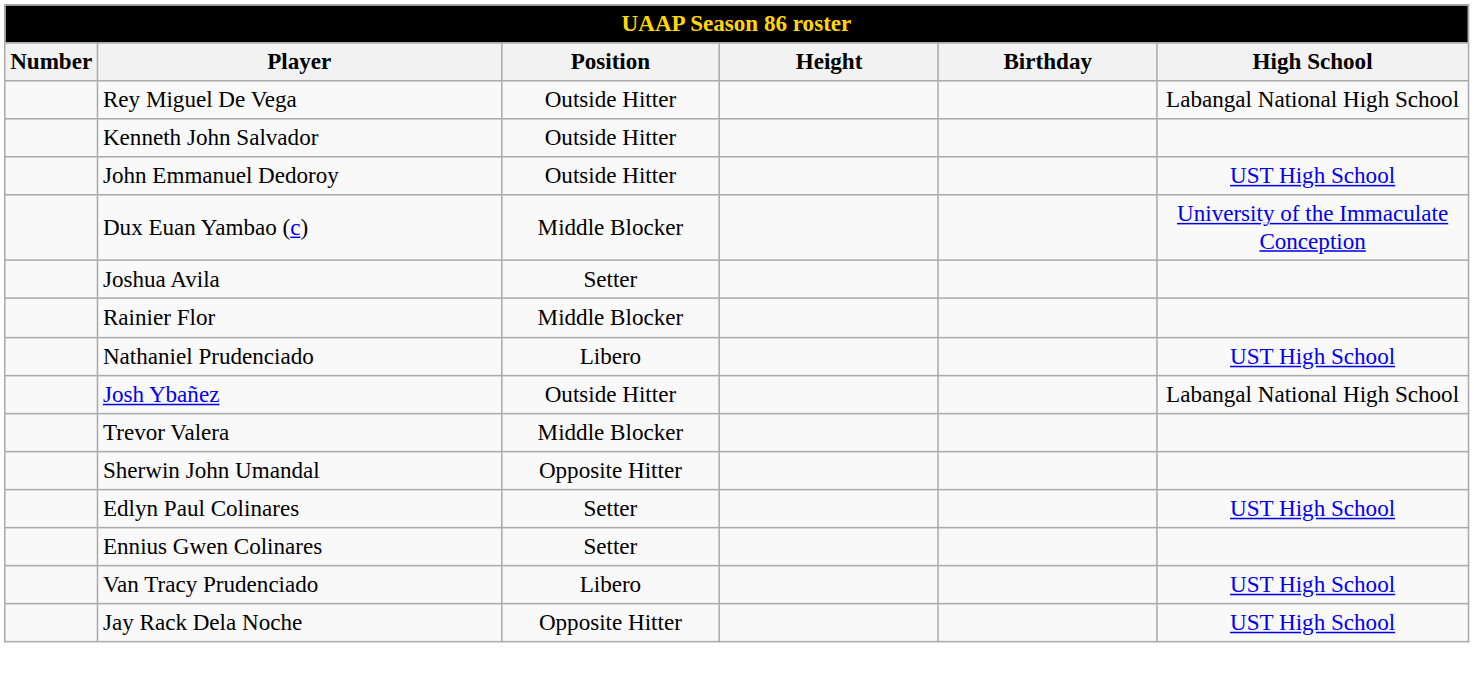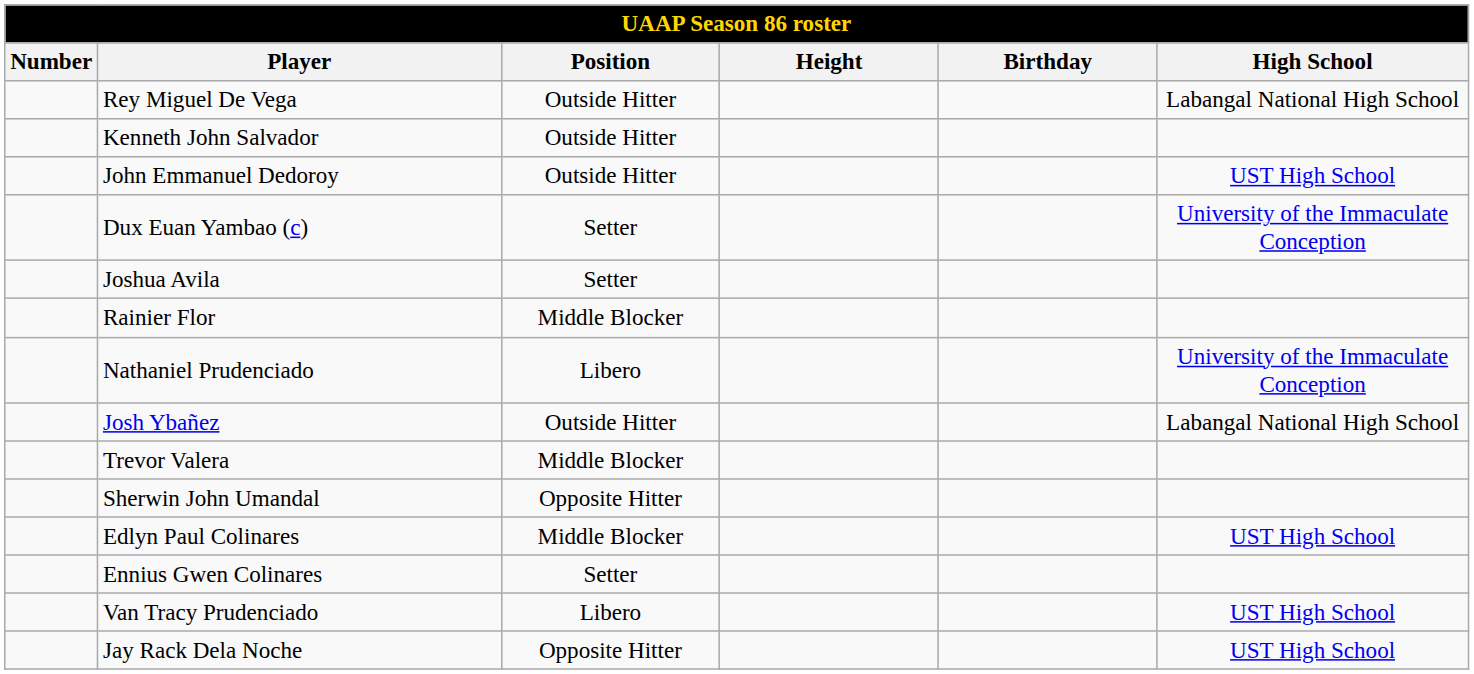(610, 227) Middle Blocker -> (610, 227) Setter
(1313, 355) UST High School -> (1313, 369) University of the Immaculate Conception
(610, 508) Setter -> (610, 535) Middle Blocker
